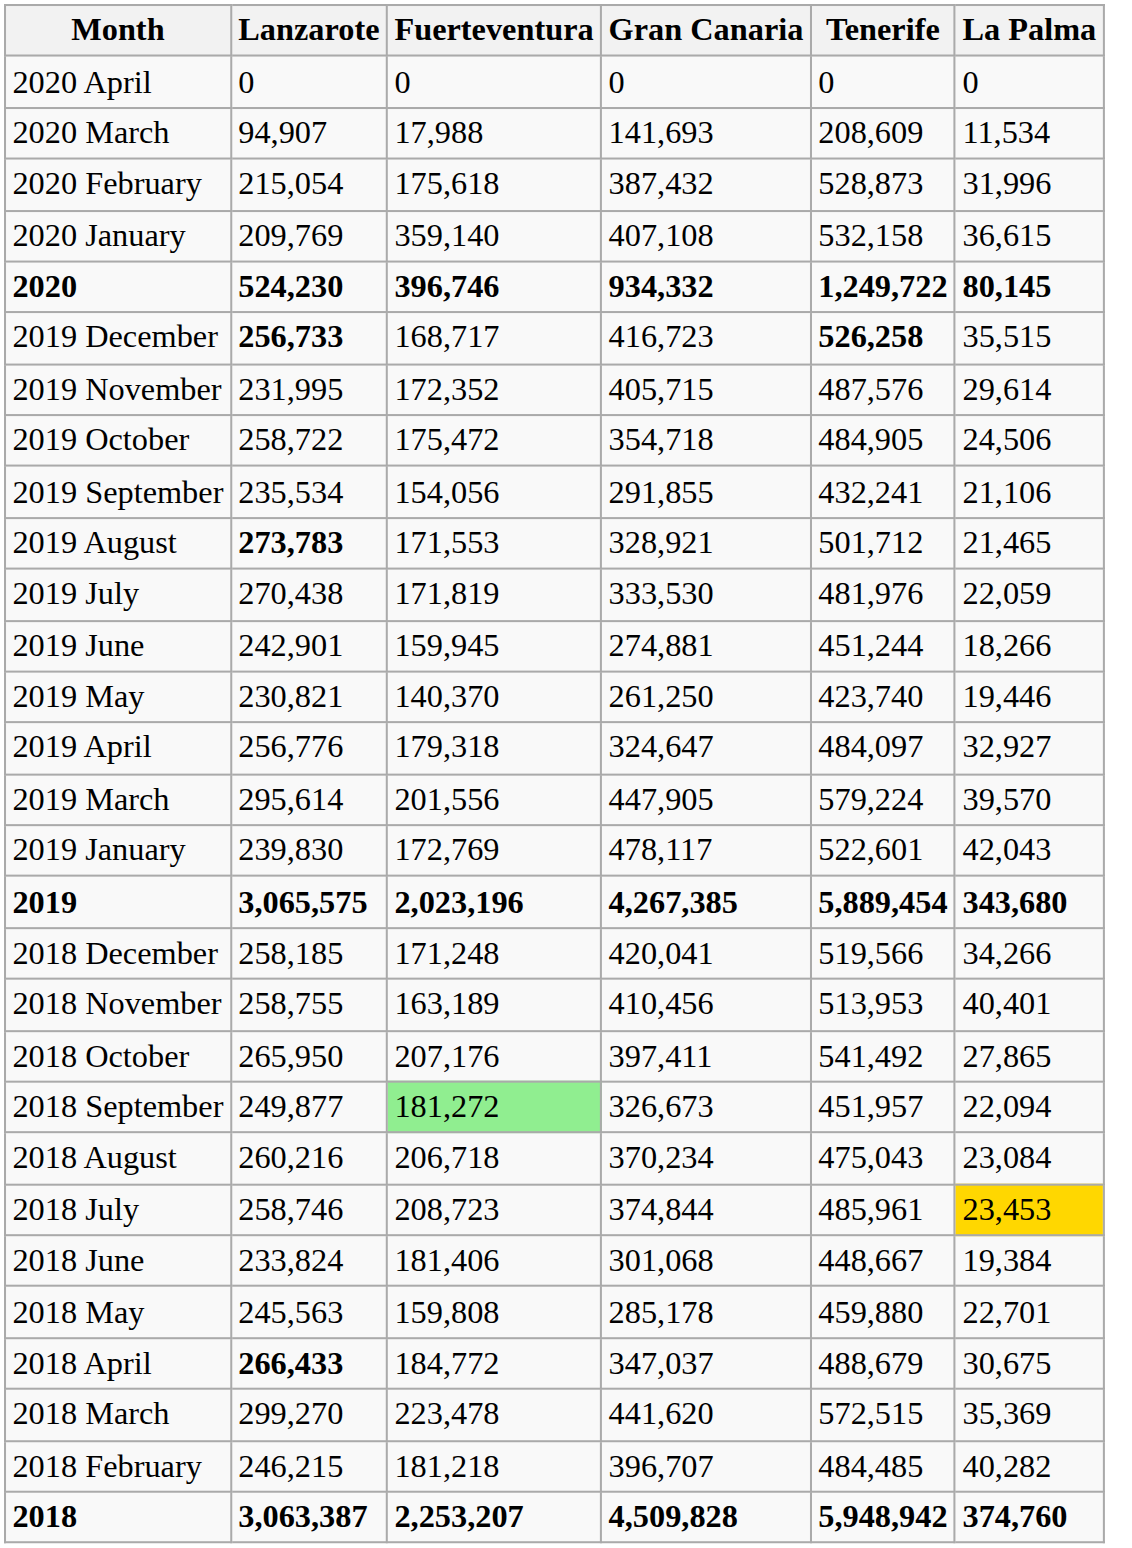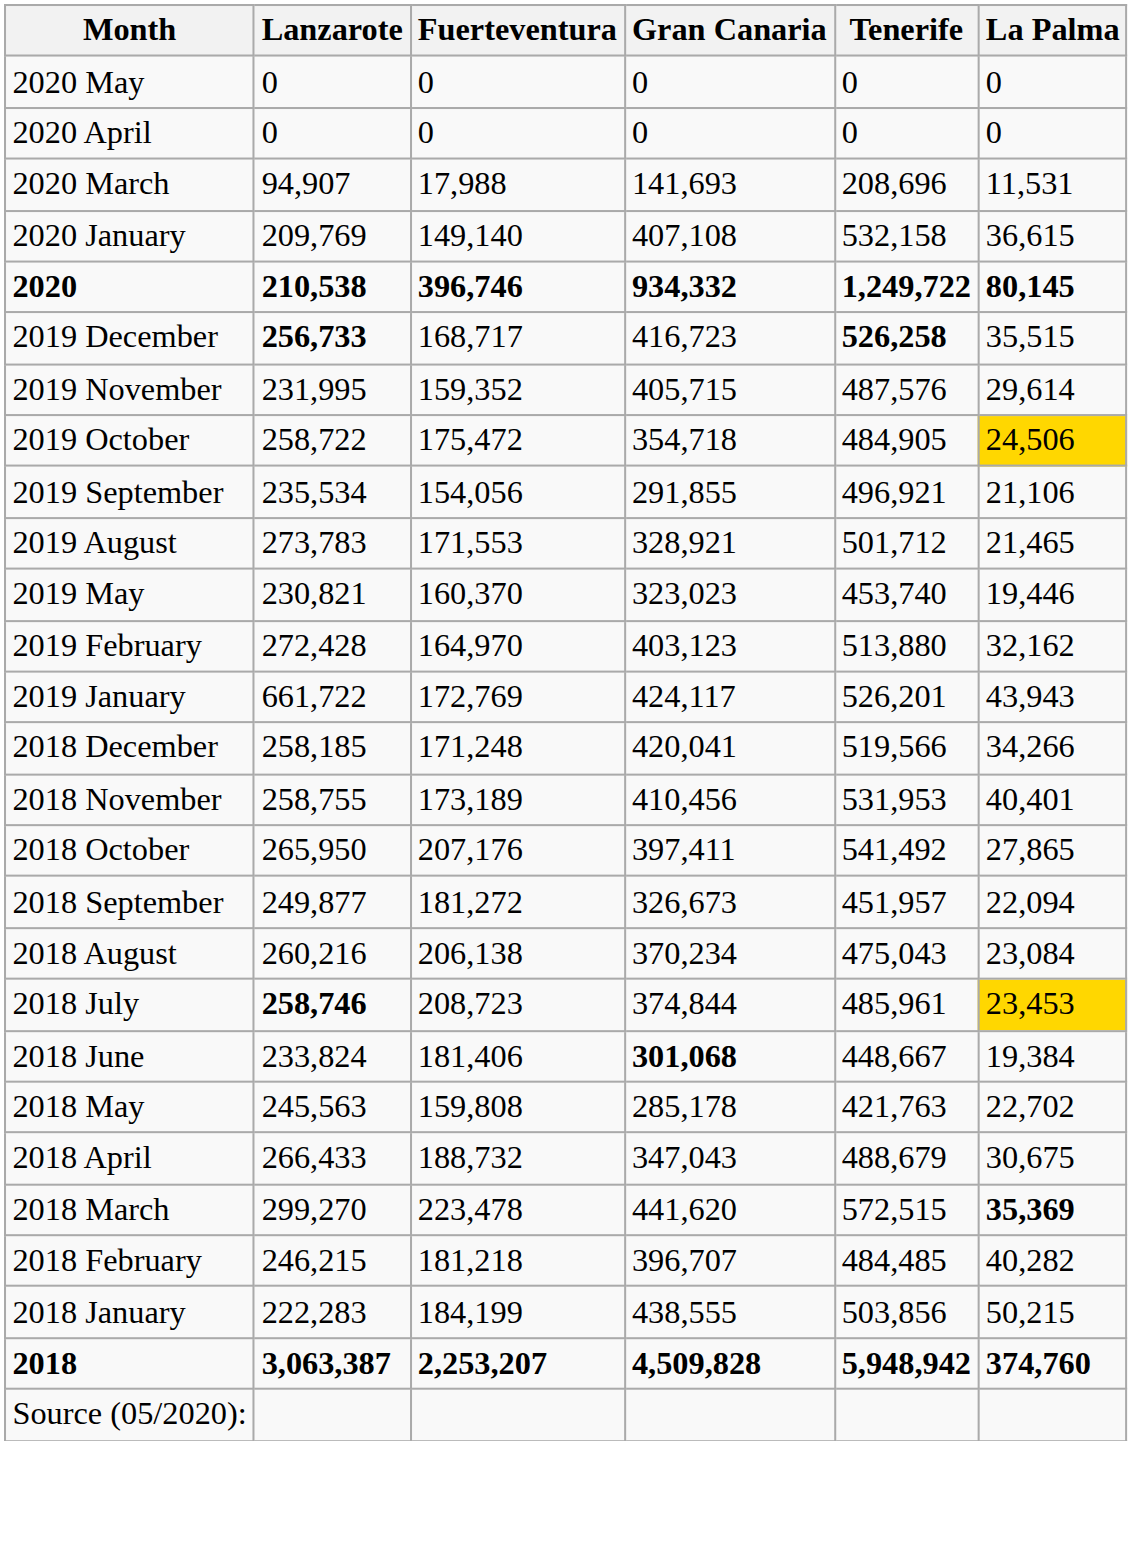+ row: (78, 81)
(871, 132) 208,609 -> (894, 183) 208,696
(1006, 132) 11,534 -> (1030, 183) 11,531
- row: (107, 183)
(447, 235) 359,140 -> (470, 235) 149,140
(291, 286) 524,230 -> (314, 286) 210,538
(447, 388) 172,352 -> (470, 388) 159,352
(1007, 440) no background -> (1030, 440) gold background
(871, 491) 432,241 -> (894, 491) 496,921
(291, 542) bold -> (314, 542) normal
- row: (76, 593)
- row: (78, 645)
(447, 696) 140,370 -> (470, 593) 160,370
(661, 696) 261,250 -> (684, 593) 323,023
(871, 696) 423,740 -> (894, 593) 453,740
- row: (82, 747)
- row: (91, 798)
+ row: (107, 645)
(291, 850) 239,830 -> (314, 696) 661,722
(660, 850) 478,117 -> (684, 696) 424,117
(871, 850) 522,601 -> (894, 696) 526,201
(1007, 850) 42,043 -> (1030, 696) 43,943
- row: (45, 901)
(447, 1004) 163,189 -> (470, 798) 173,189
(871, 1004) 513,953 -> (894, 798) 531,953
(447, 1106) lightgreen background -> (470, 901) no background
(447, 1157) 206,718 -> (470, 952) 206,138
(291, 1209) normal -> (314, 1004) bold
(661, 1260) normal -> (684, 1055) bold
(871, 1311) 459,880 -> (894, 1106) 421,763
(1007, 1311) 22,701 -> (1030, 1106) 22,702
(291, 1362) bold -> (314, 1157) normal
(447, 1362) 184,772 -> (470, 1157) 188,732
(661, 1362) 347,037 -> (684, 1157) 347,043
(1007, 1414) normal -> (1030, 1209) bold
+ row: (99, 1311)
+ row: (130, 1414)
